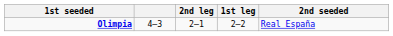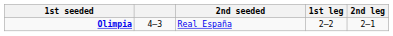columns swapped: (324, 11) <-> (196, 11)
